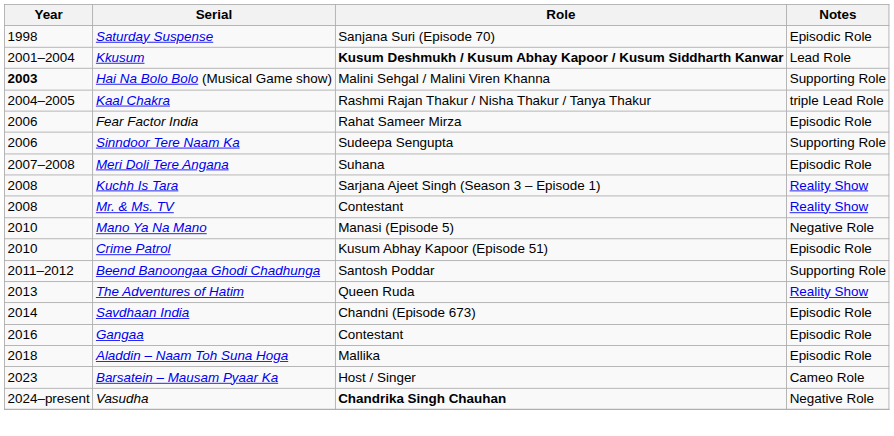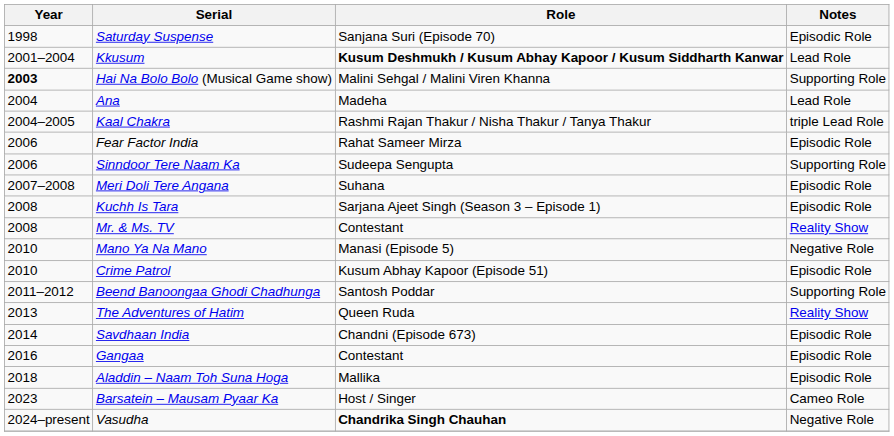+ row: (108, 100)
(829, 185) Reality Show -> (831, 206) Episodic Role
